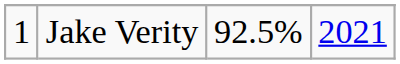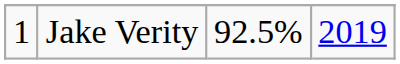(353, 31) 2021 -> (353, 31) 2019
